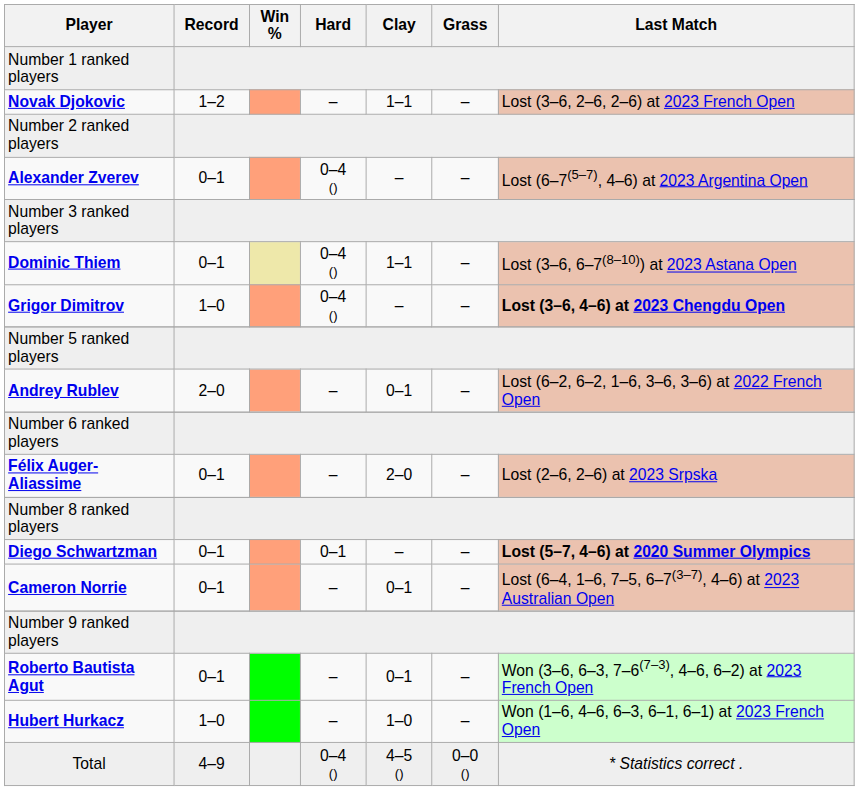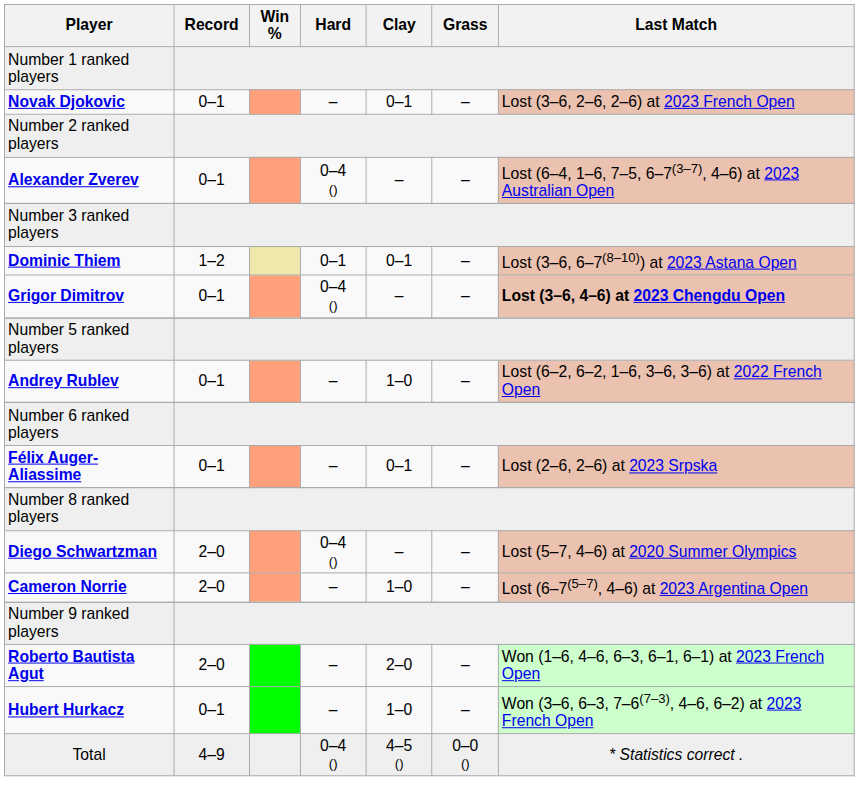(212, 101) 1–2 -> (212, 101) 0–1
(399, 101) 1–1 -> (399, 101) 0–1
(655, 178) Lost (6–7(5–7), 4–6) at 2023 Argentina Open -> (651, 180) Lost (6–4, 1–6, 7–5, 6–7(3–7), 4–6) at 2023 Australian Open
(212, 263) 0–1 -> (212, 260) 1–2
(333, 263) 0–4 () -> (333, 260) 0–1
(399, 263) 1–1 -> (399, 260) 0–1
(212, 305) 1–0 -> (212, 296) 0–1
(212, 390) 2–0 -> (212, 381) 0–1
(399, 390) 0–1 -> (399, 381) 1–0
(399, 475) 2–0 -> (399, 466) 0–1
(212, 551) 0–1 -> (212, 551) 2–0
(333, 551) 0–1 -> (333, 551) 0–4 ()
(656, 551) bold -> (649, 551) normal
(212, 587) 0–1 -> (212, 587) 2–0
(399, 587) 0–1 -> (399, 587) 1–0
(650, 587) Lost (6–4, 1–6, 7–5, 6–7(3–7), 4–6) at 2023 Australian Open -> (655, 587) Lost (6–7(5–7), 4–6) at 2023 Argentina Open
(212, 676) 0–1 -> (212, 665) 2–0
(399, 676) 0–1 -> (399, 665) 2–0
(652, 676) Won (3–6, 6–3, 7–6(7–3), 4–6, 6–2) at 2023 French Open -> (663, 665) Won (1–6, 4–6, 6–3, 6–1, 6–1) at 2023 French Open
(212, 721) 1–0 -> (212, 710) 0–1
(663, 721) Won (1–6, 4–6, 6–3, 6–1, 6–1) at 2023 French Open -> (652, 710) Won (3–6, 6–3, 7–6(7–3), 4–6, 6–2) at 2023 French Open
